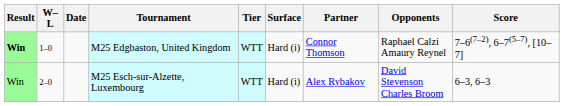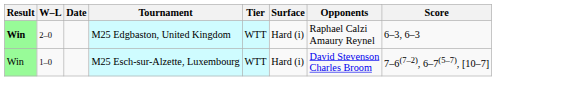- column: (341, 18)
(46, 48) 1–0 -> (46, 35) 2–0
(503, 47) 7–6(7–2), 6–7(5–7), [10–7] -> (402, 34) 6–3, 6–3
(46, 83) 2–0 -> (46, 63) 1–0
(473, 82) 6–3, 6–3 -> (437, 62) 7–6(7–2), 6–7(5–7), [10–7]
